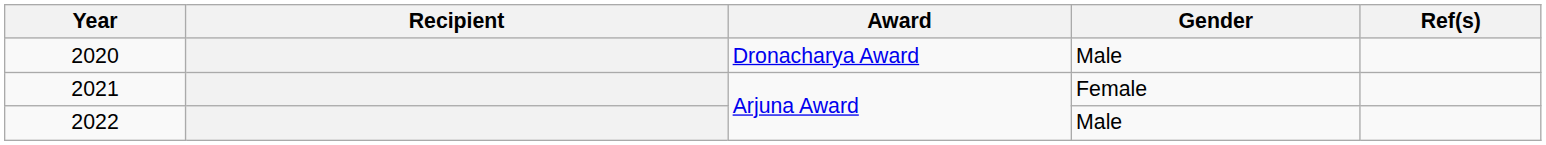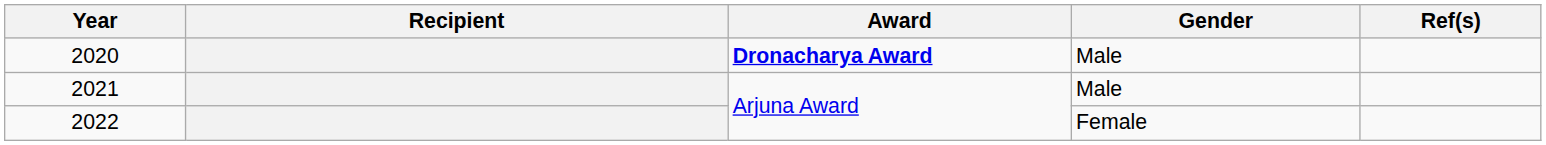(826, 55) normal -> (833, 55) bold
(1112, 88) Female -> (1099, 88) Male
(1099, 122) Male -> (1112, 122) Female
